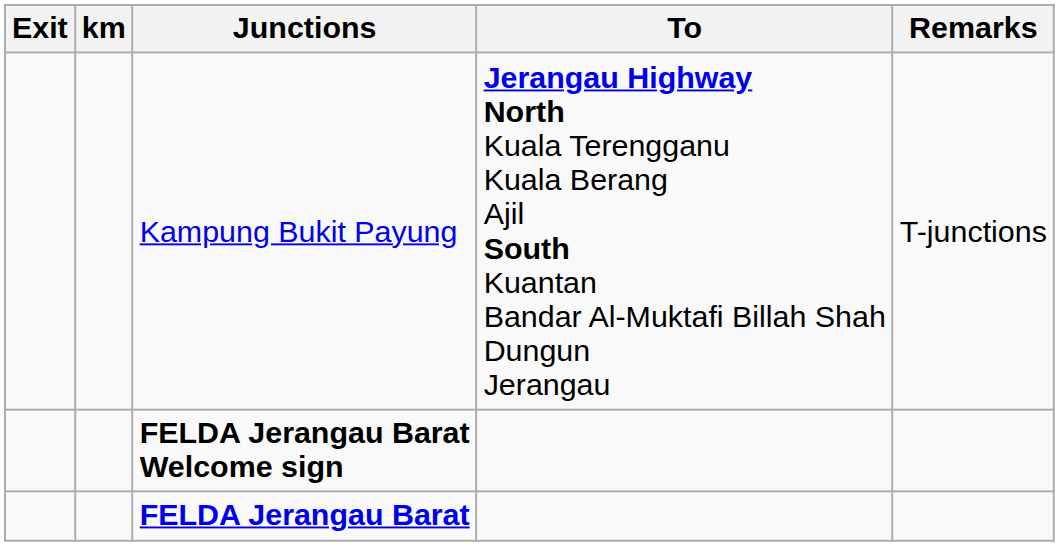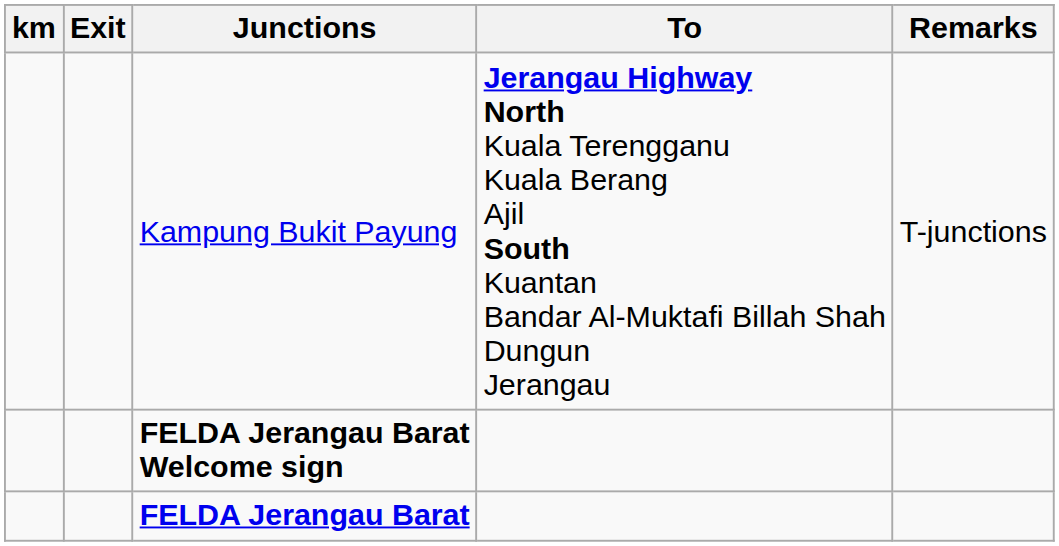columns swapped: (104, 28) <-> (40, 28)
